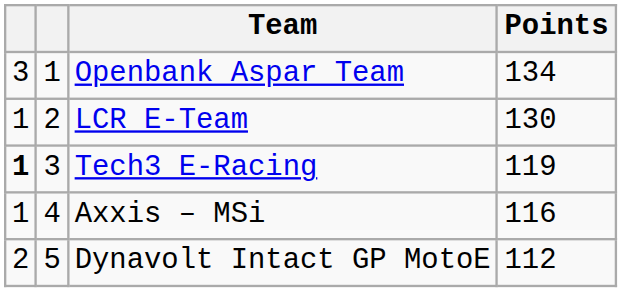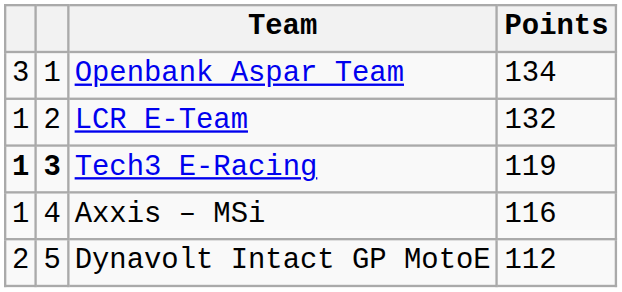(531, 122) 130 -> (531, 122) 132
(52, 169) normal -> (52, 169) bold
